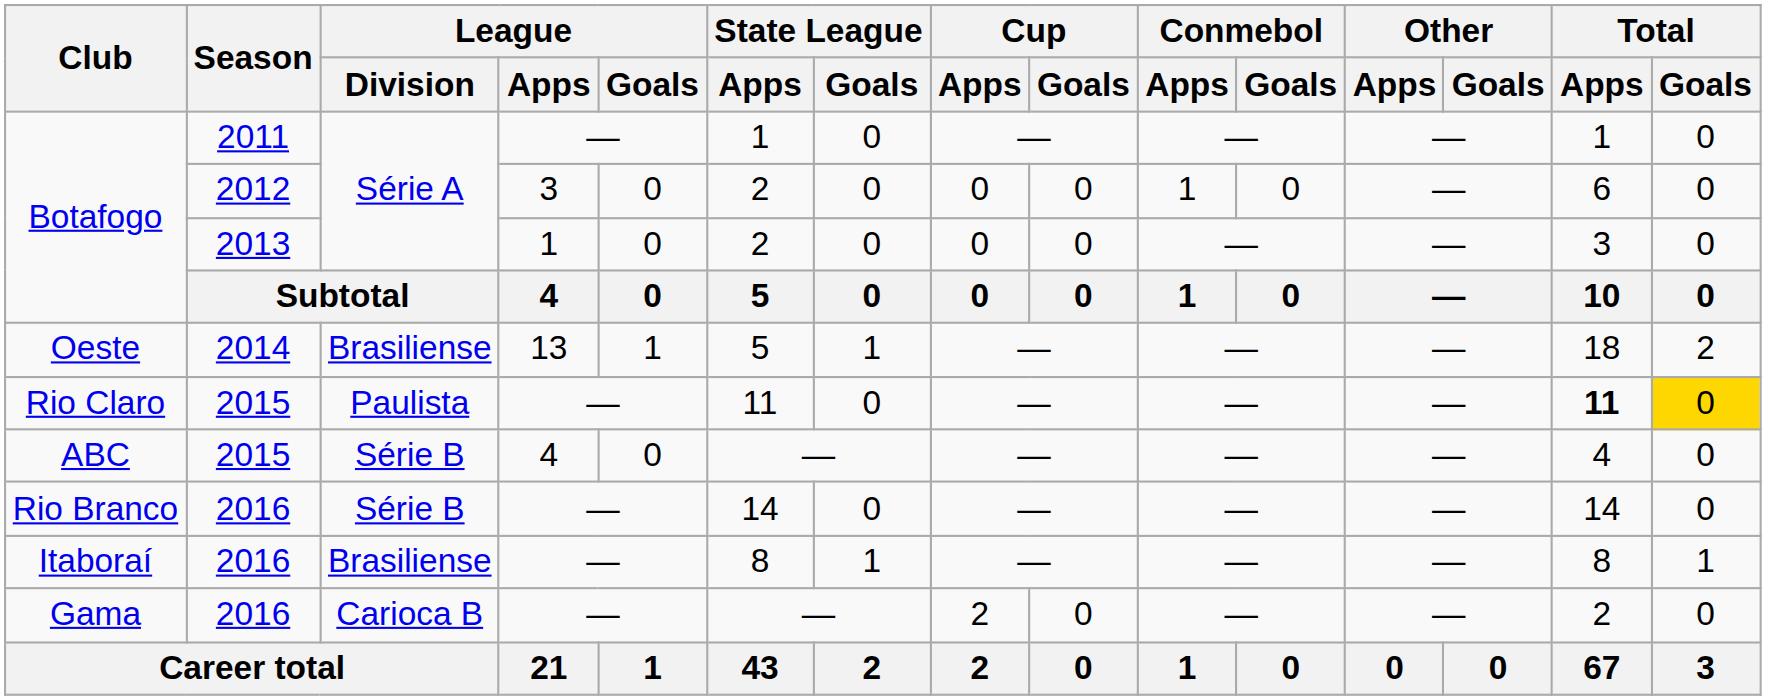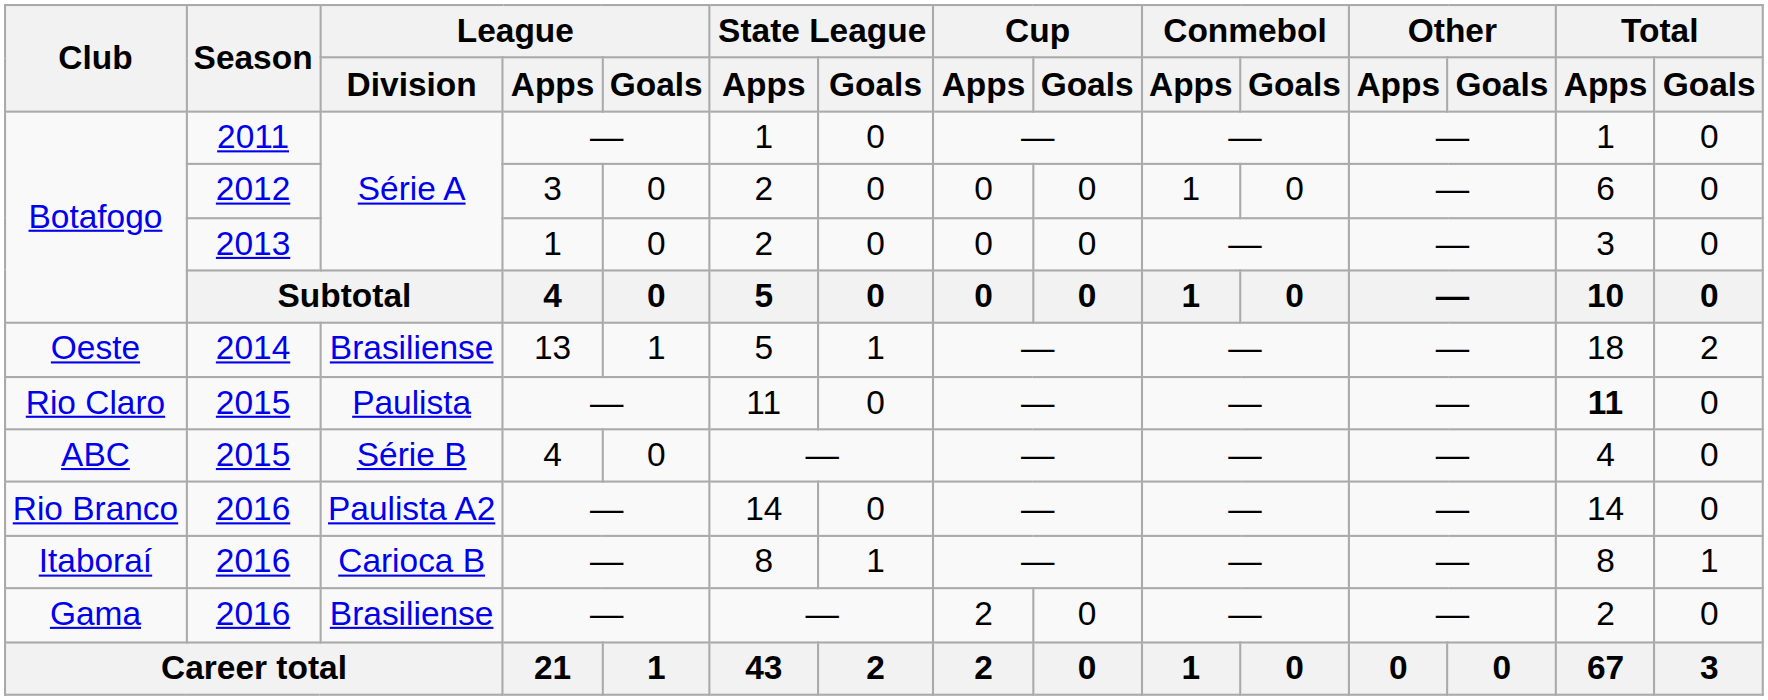(1705, 402) gold background -> (1709, 402) no background
(410, 508) Série B -> (412, 508) Paulista A2
(410, 561) Brasiliense -> (412, 561) Carioca B
(410, 614) Carioca B -> (412, 614) Brasiliense
